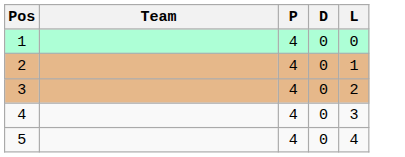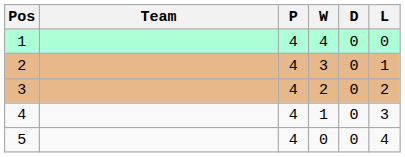+ column: (324, 17)
